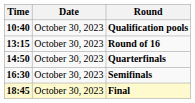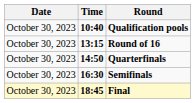columns swapped: (69, 12) <-> (18, 12)
